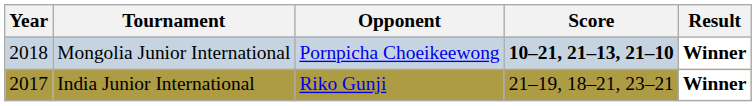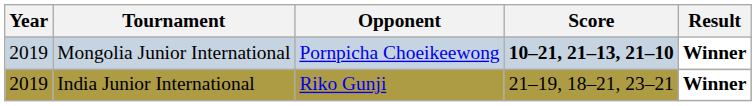(29, 52) 2018 -> (29, 52) 2019
(29, 85) 2017 -> (29, 85) 2019
